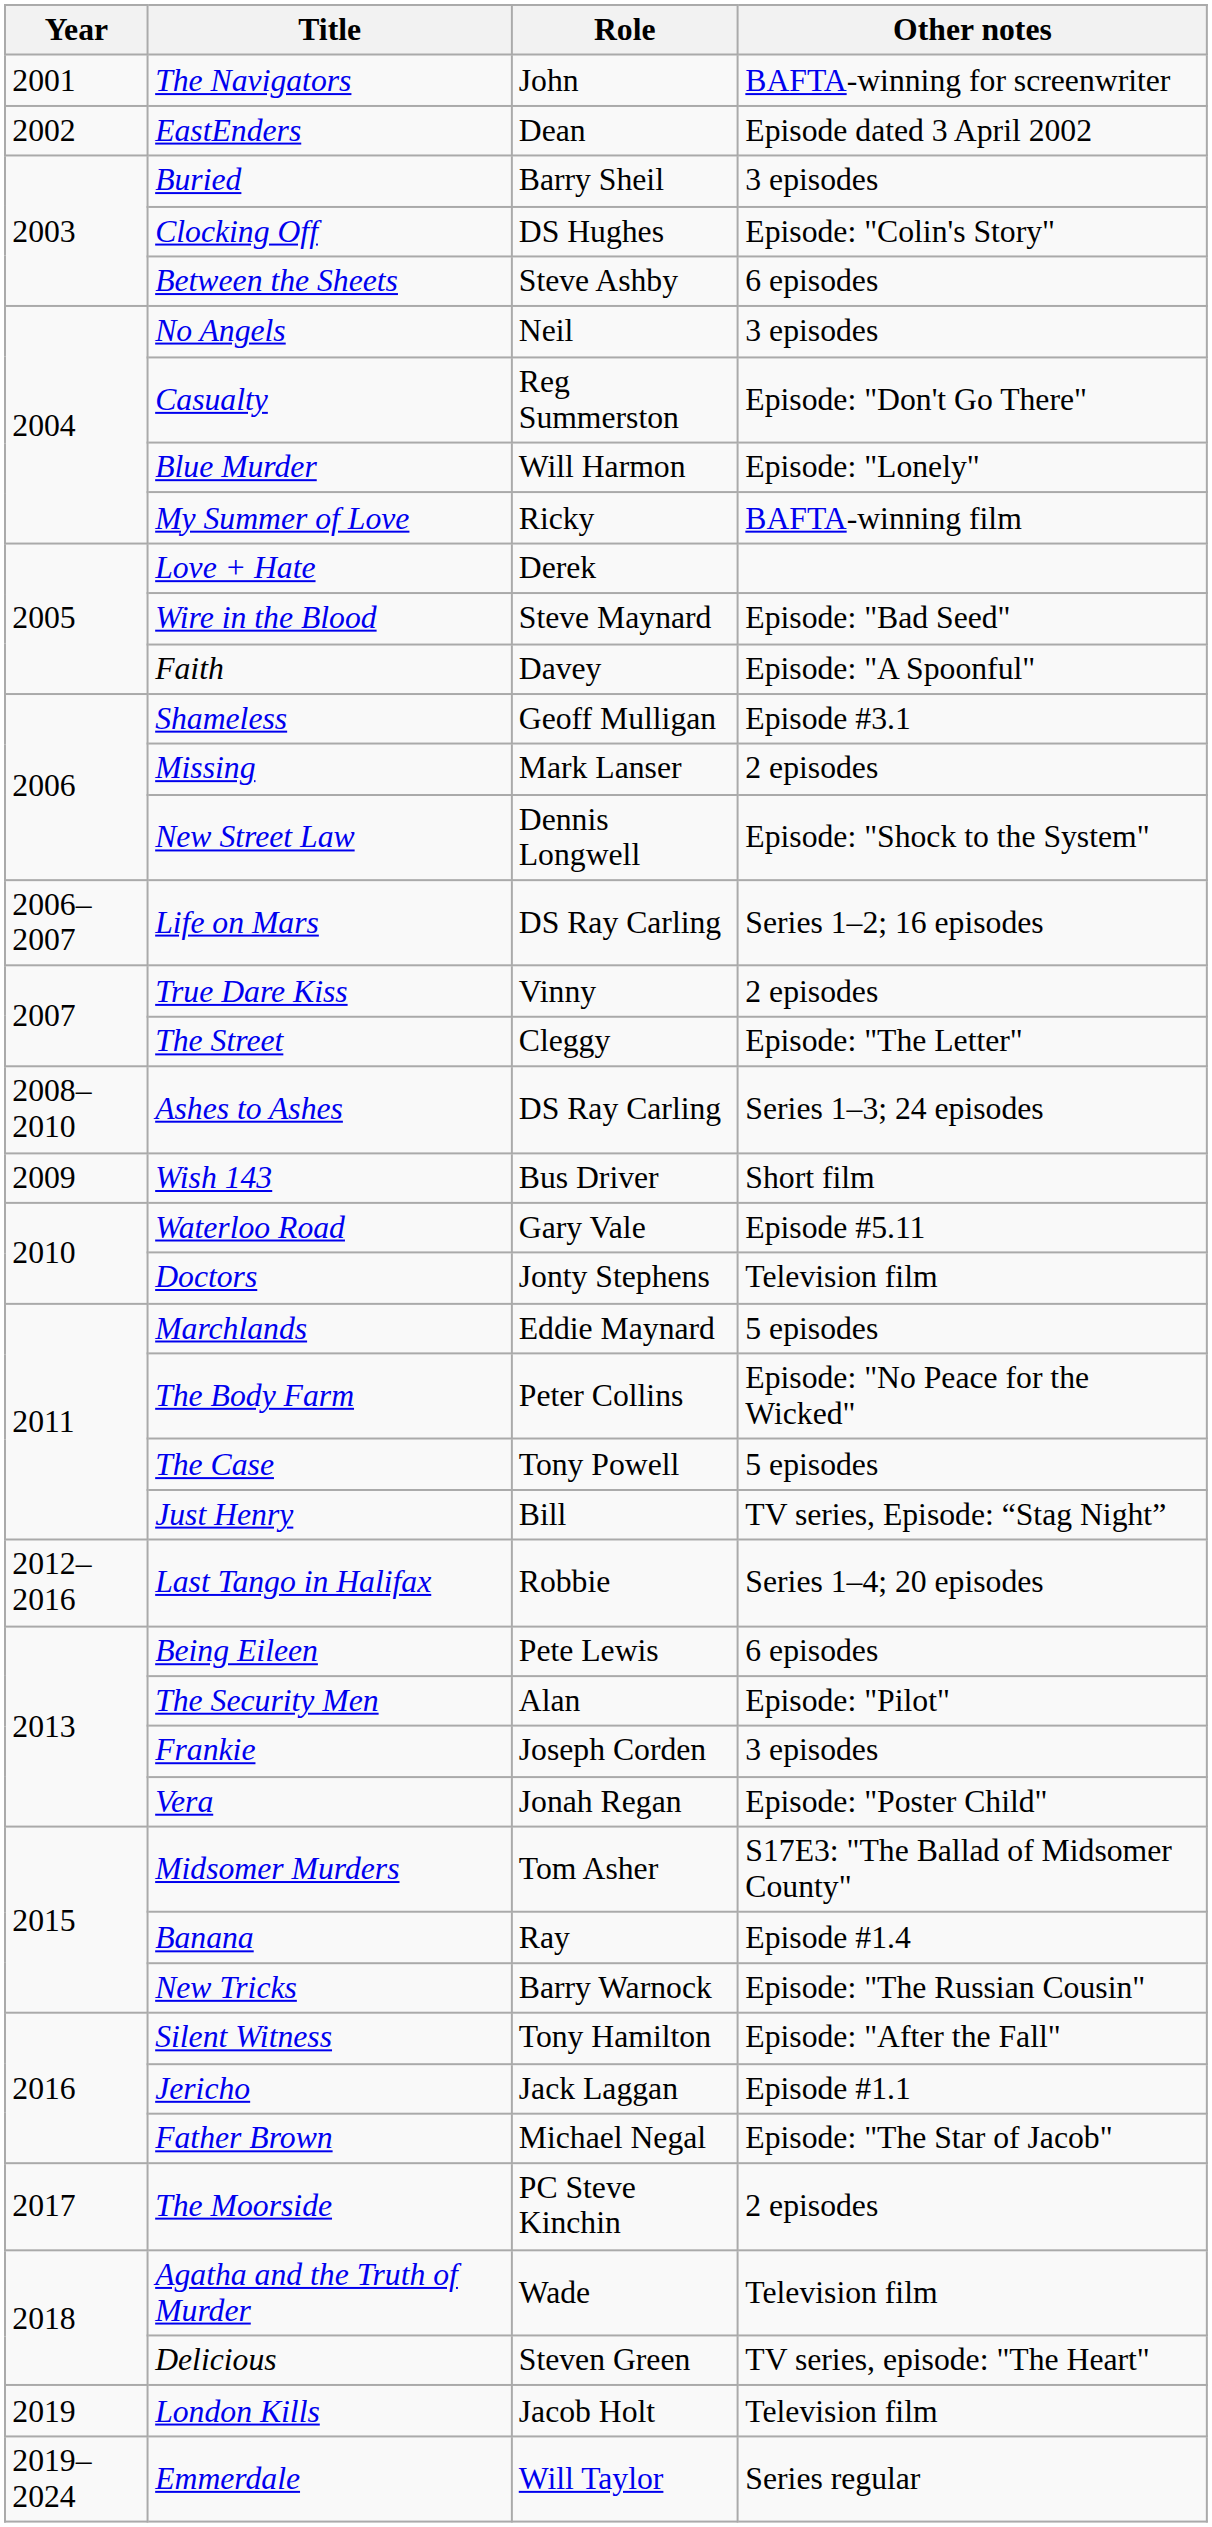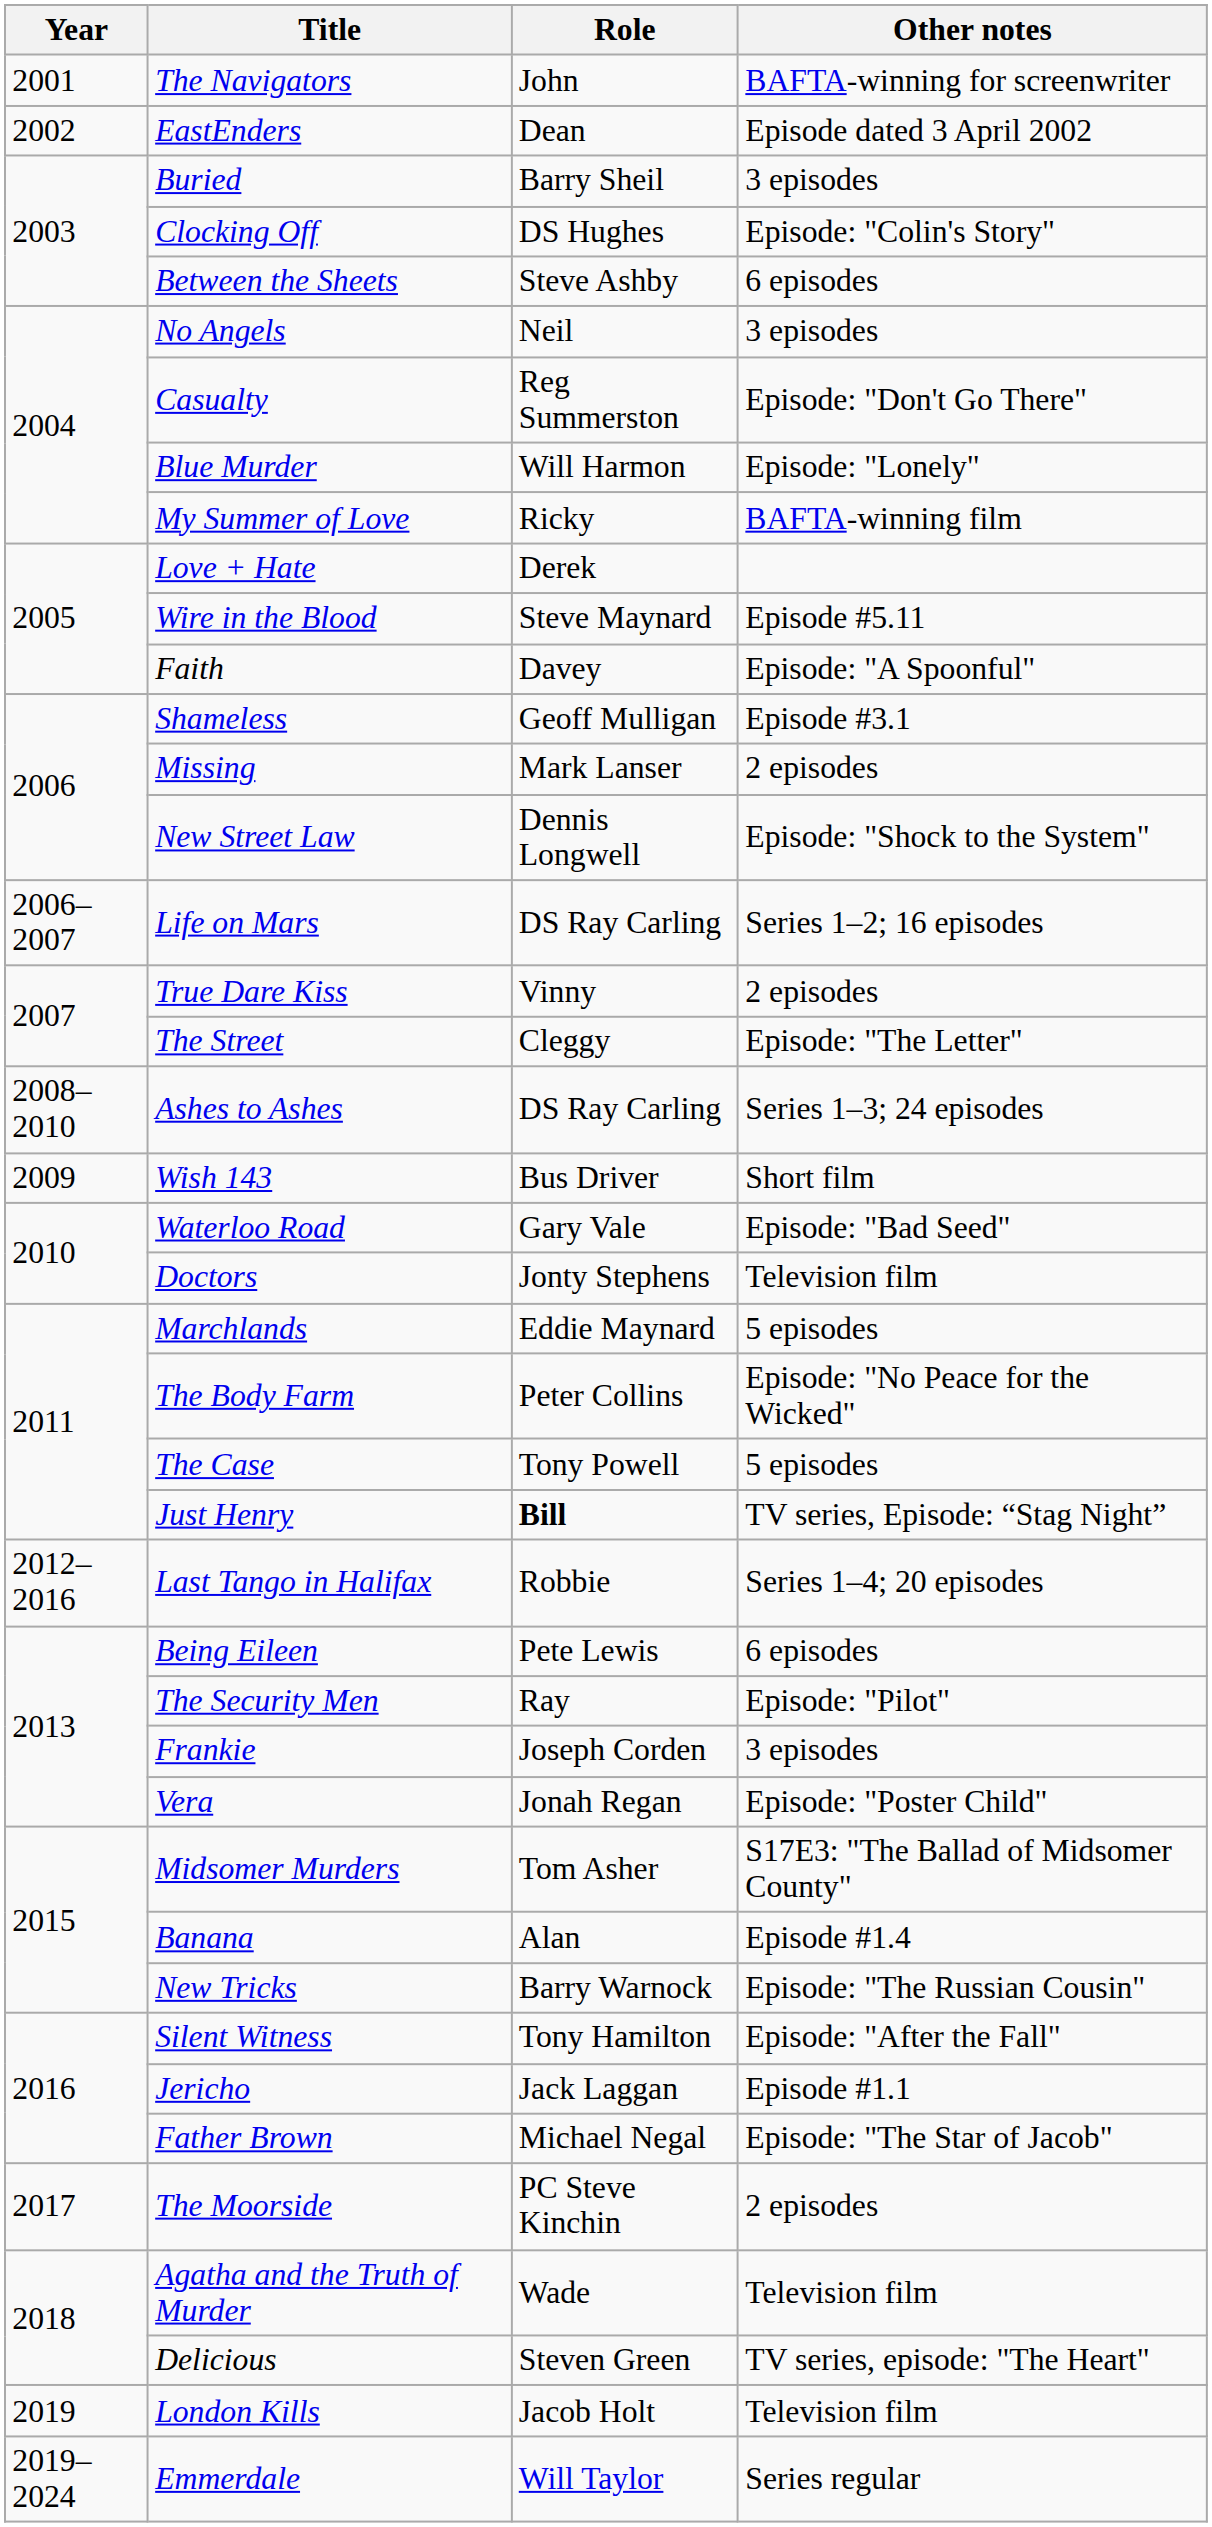(878, 617) Episode: "Bad Seed" -> (835, 617) Episode #5.11
(835, 1227) Episode #5.11 -> (878, 1227) Episode: "Bad Seed"
(543, 1514) normal -> (543, 1514) bold
(550, 1700) Alan -> (544, 1700) Ray
(544, 1937) Ray -> (550, 1937) Alan
